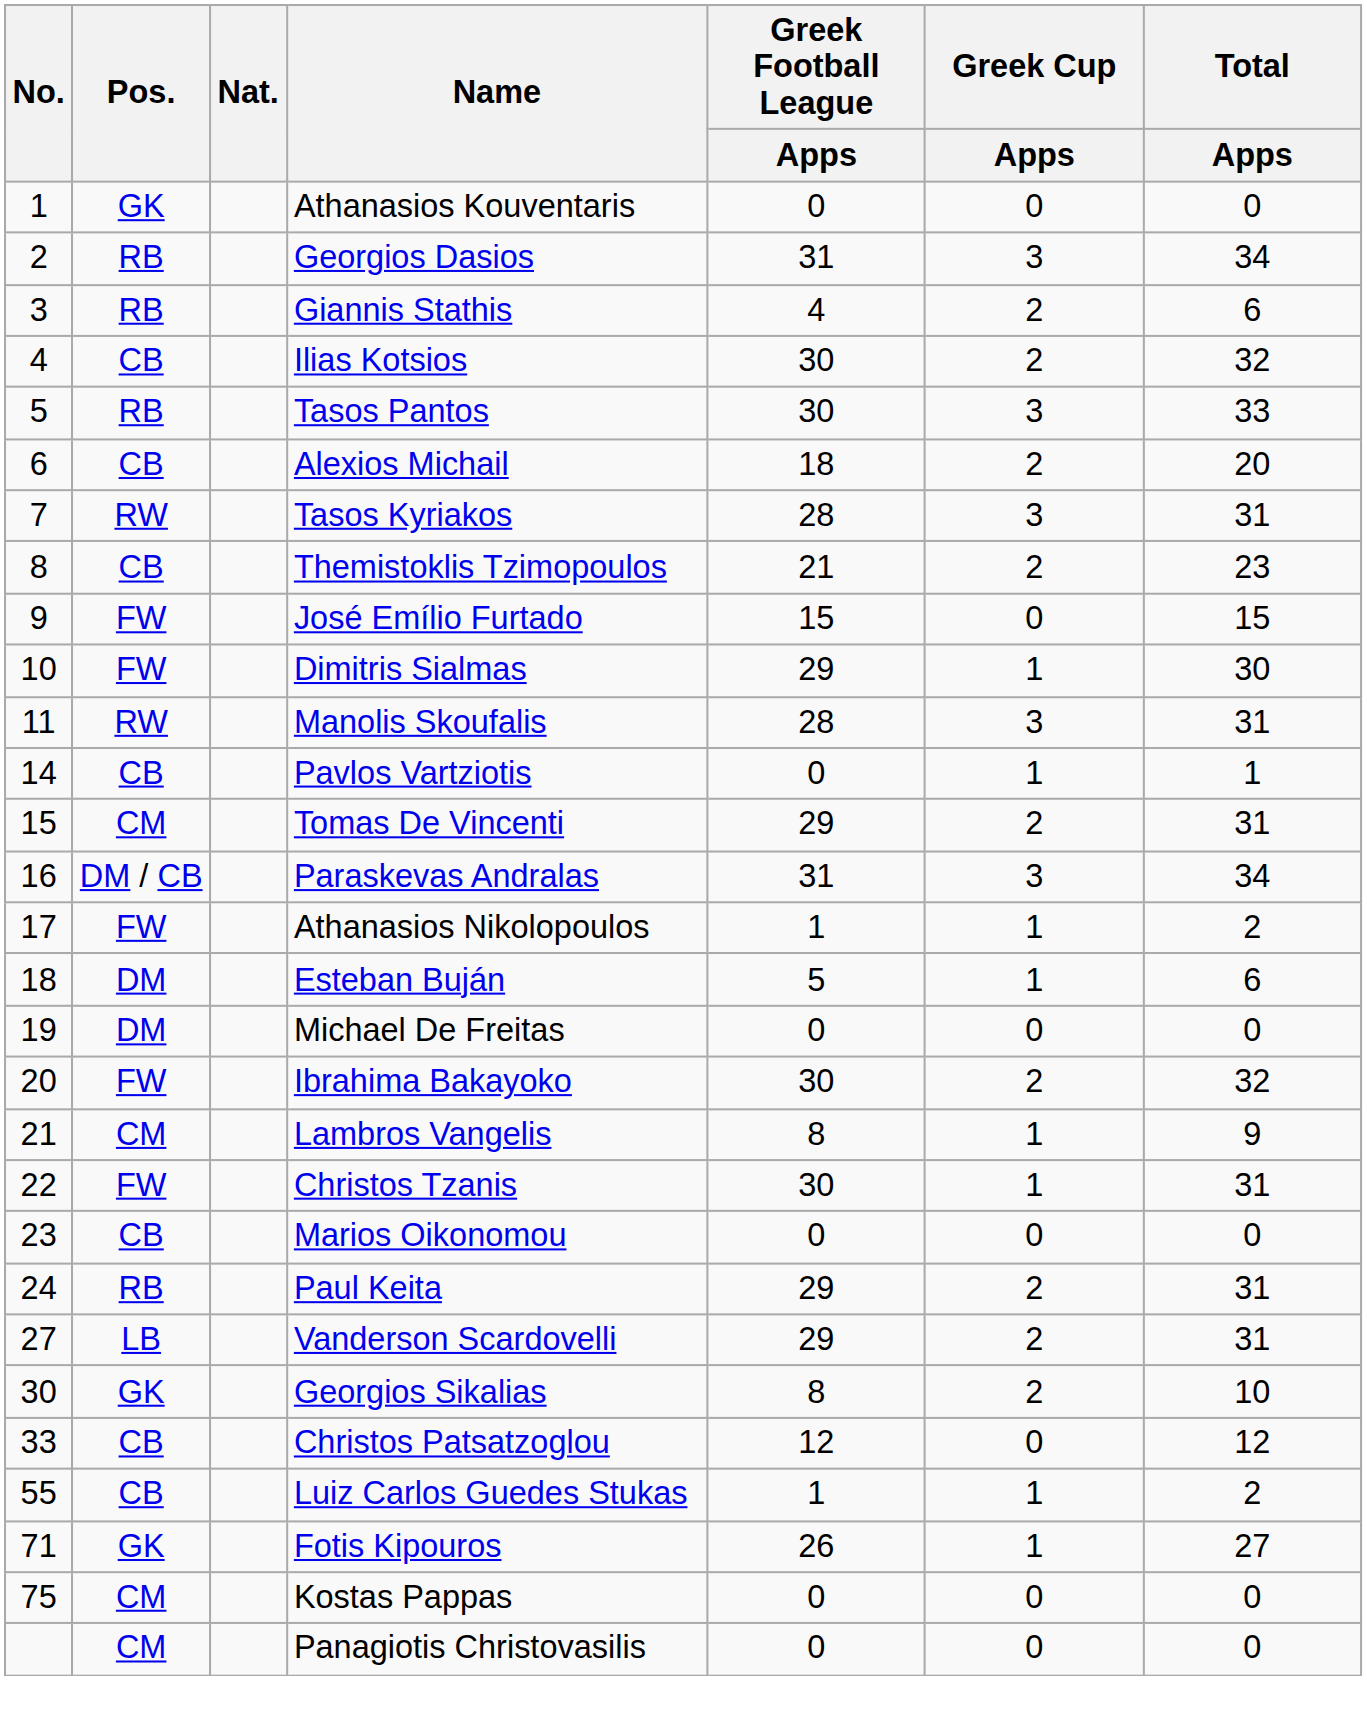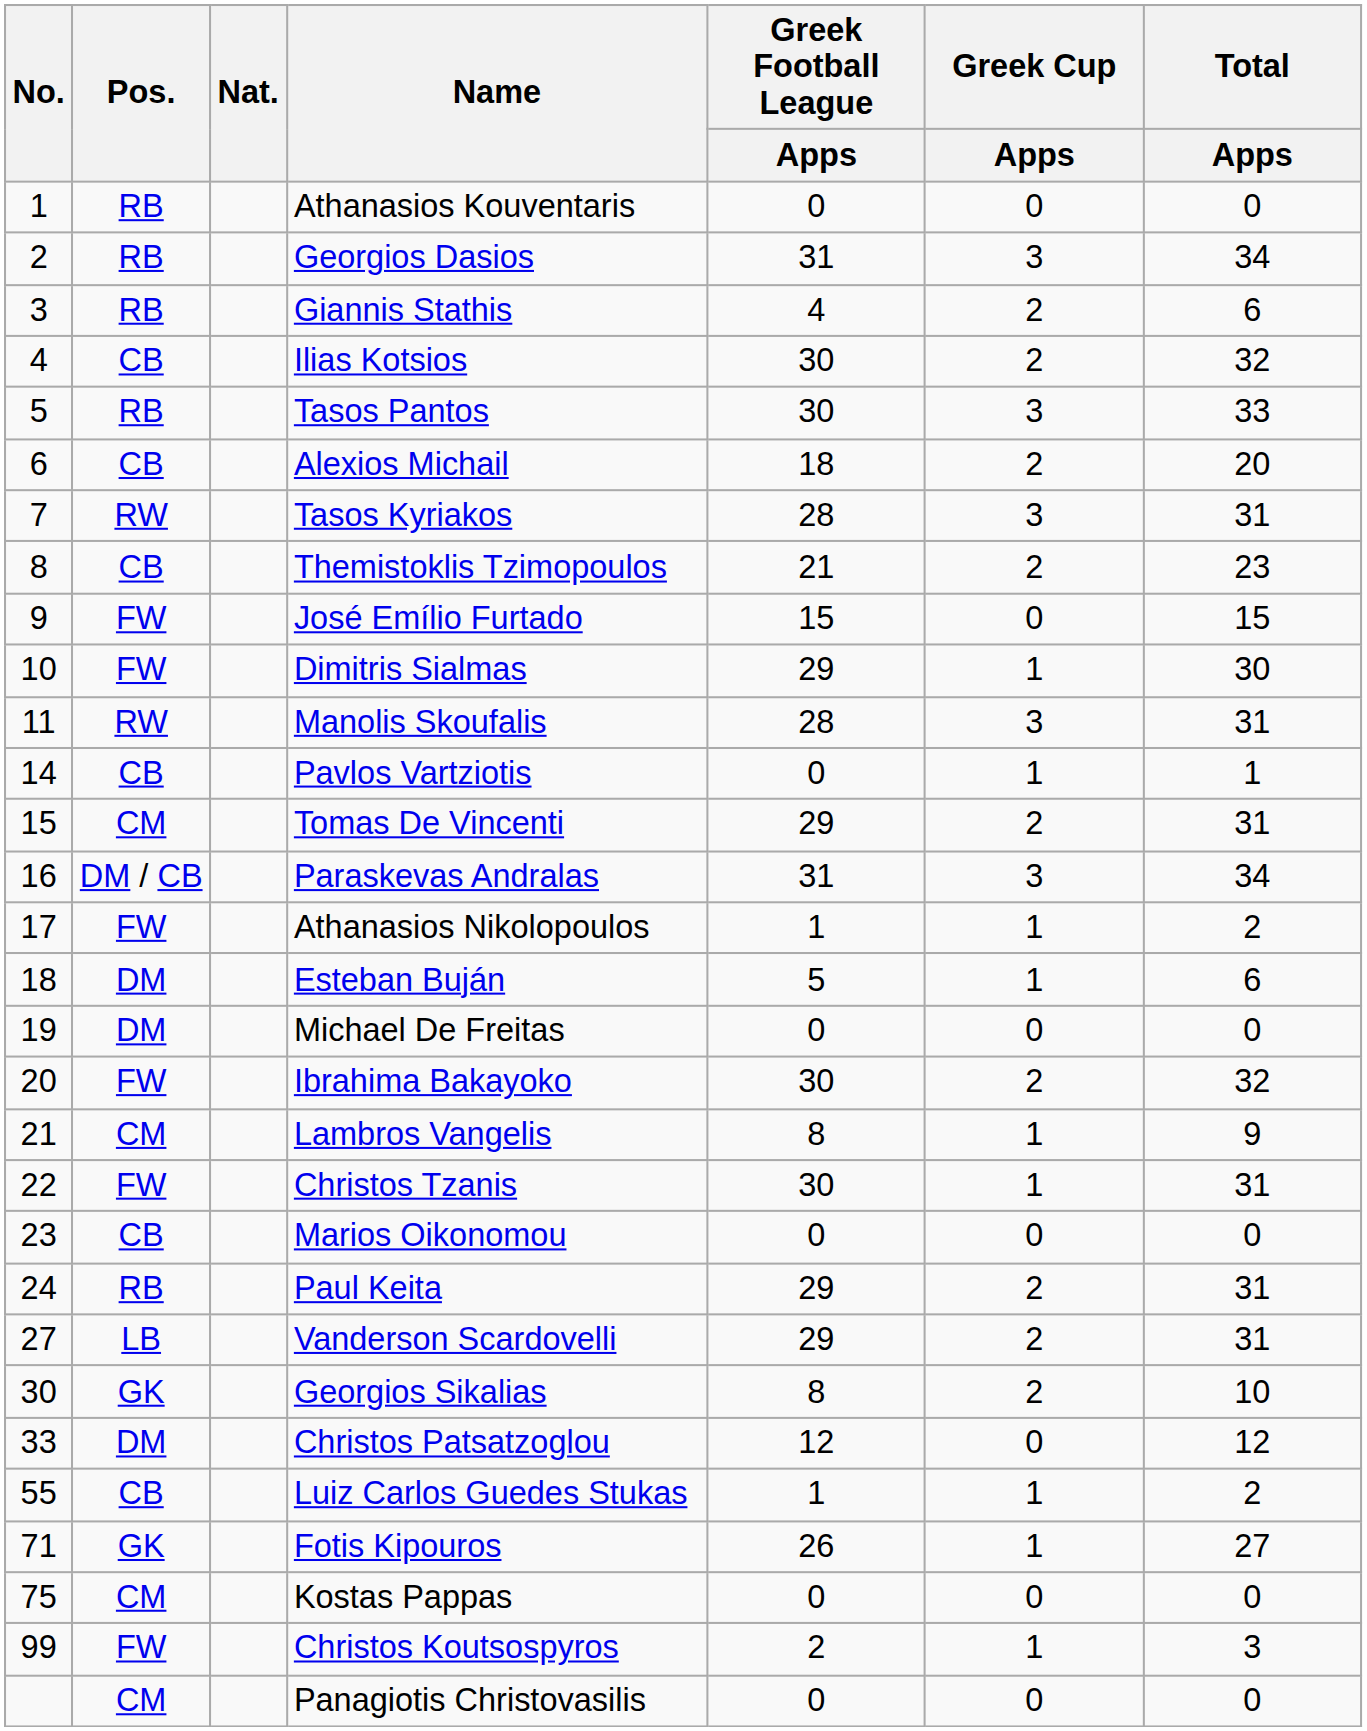(141, 206) GK -> (141, 206) RB
(141, 1442) CB -> (141, 1442) DM
+ row: (456, 1648)
